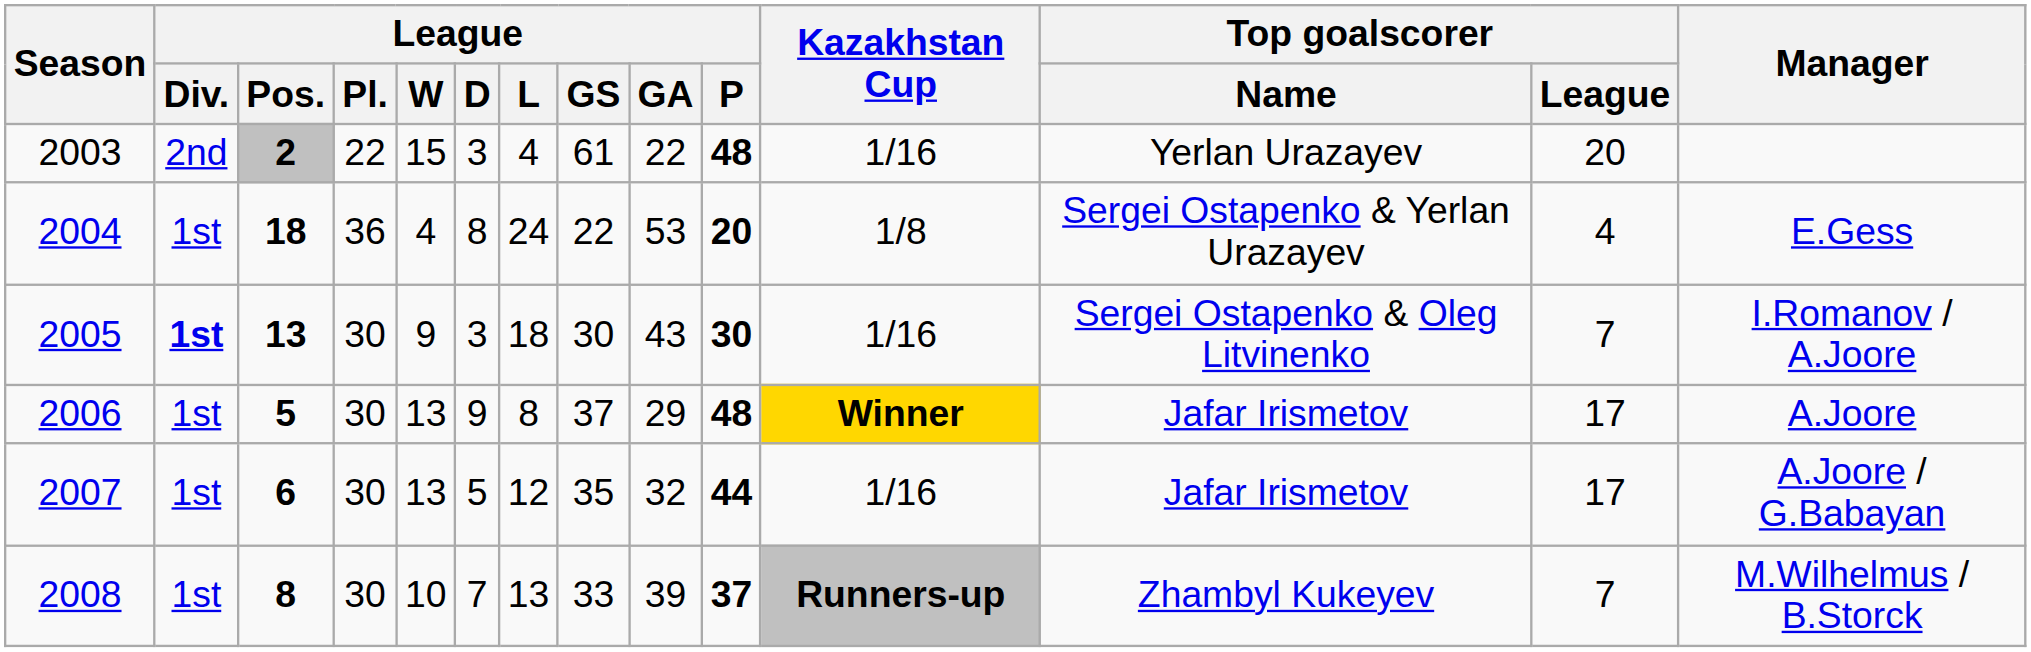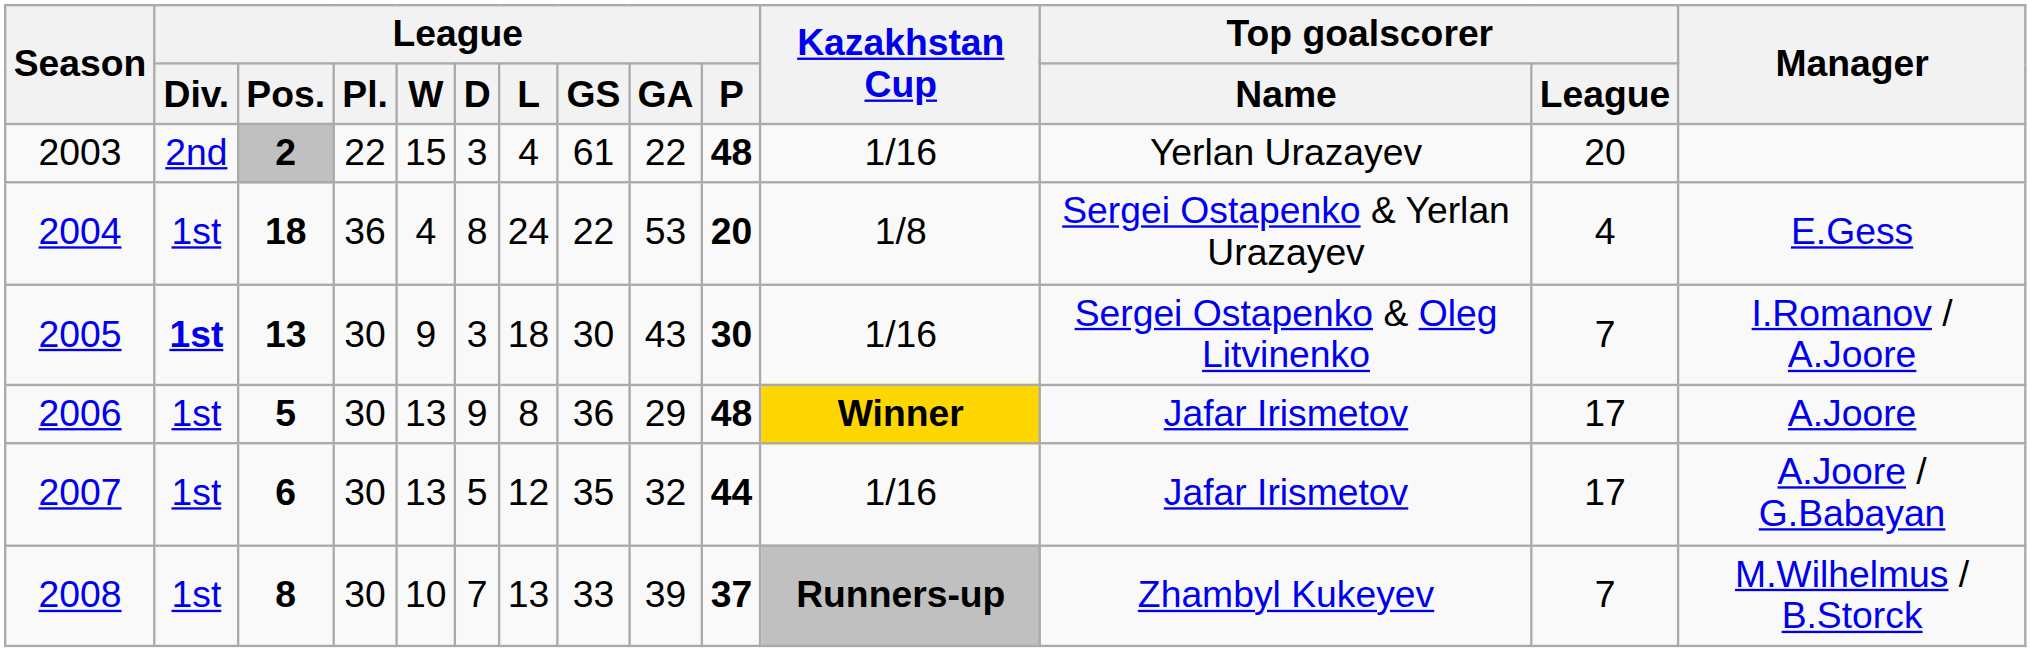(593, 413) 37 -> (593, 413) 36
